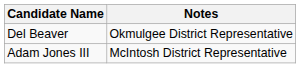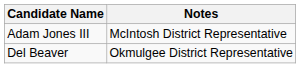rows swapped: (38, 33) <-> (48, 53)
